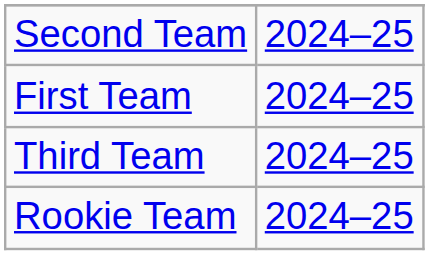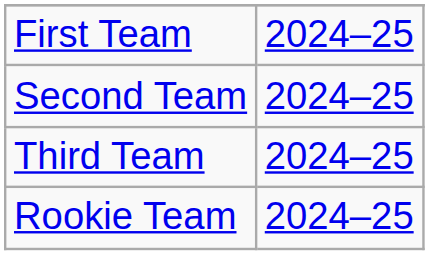rows swapped: (103, 95) <-> (131, 34)
